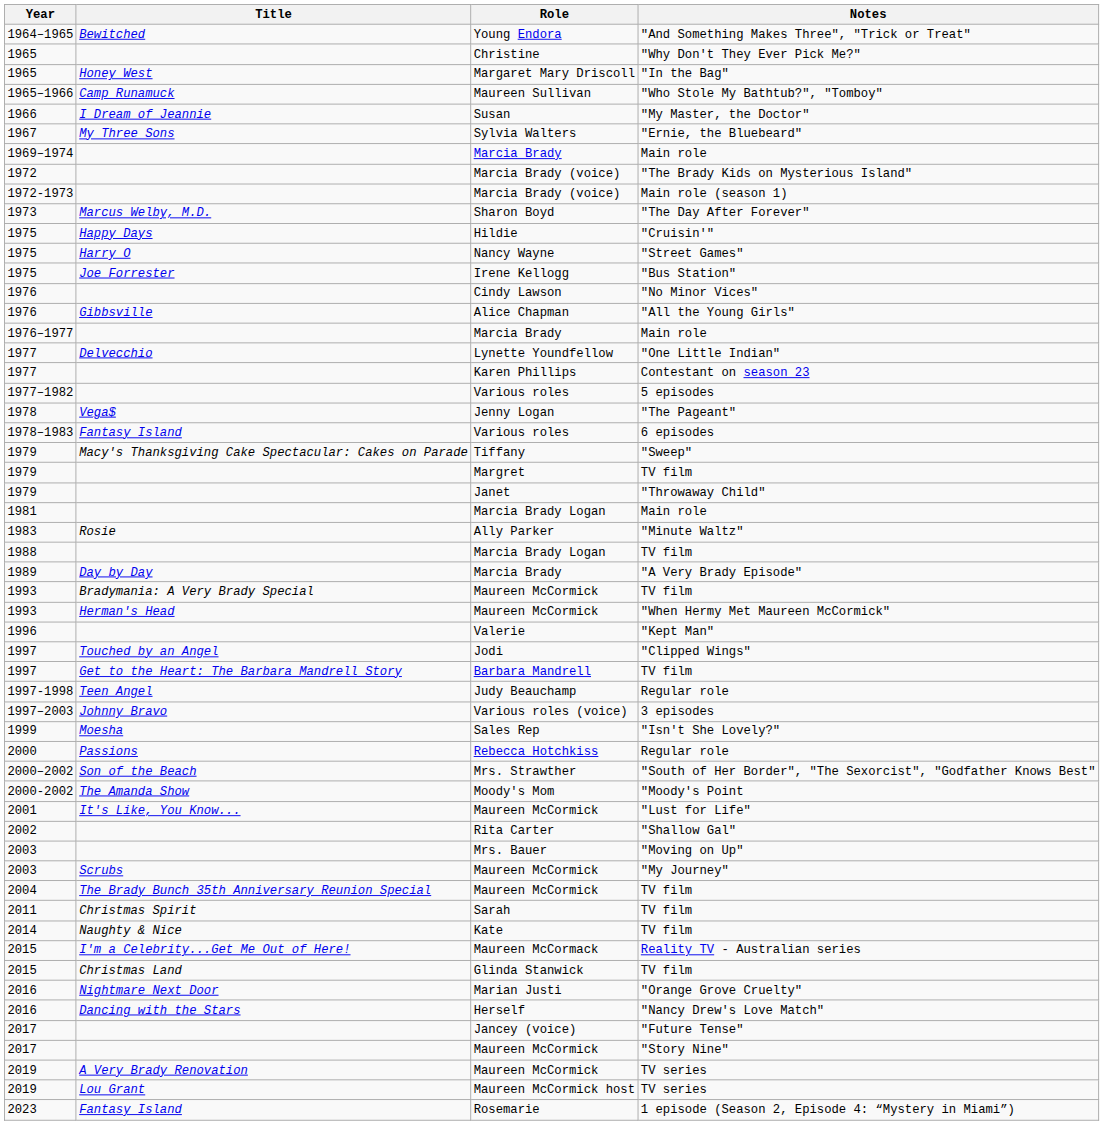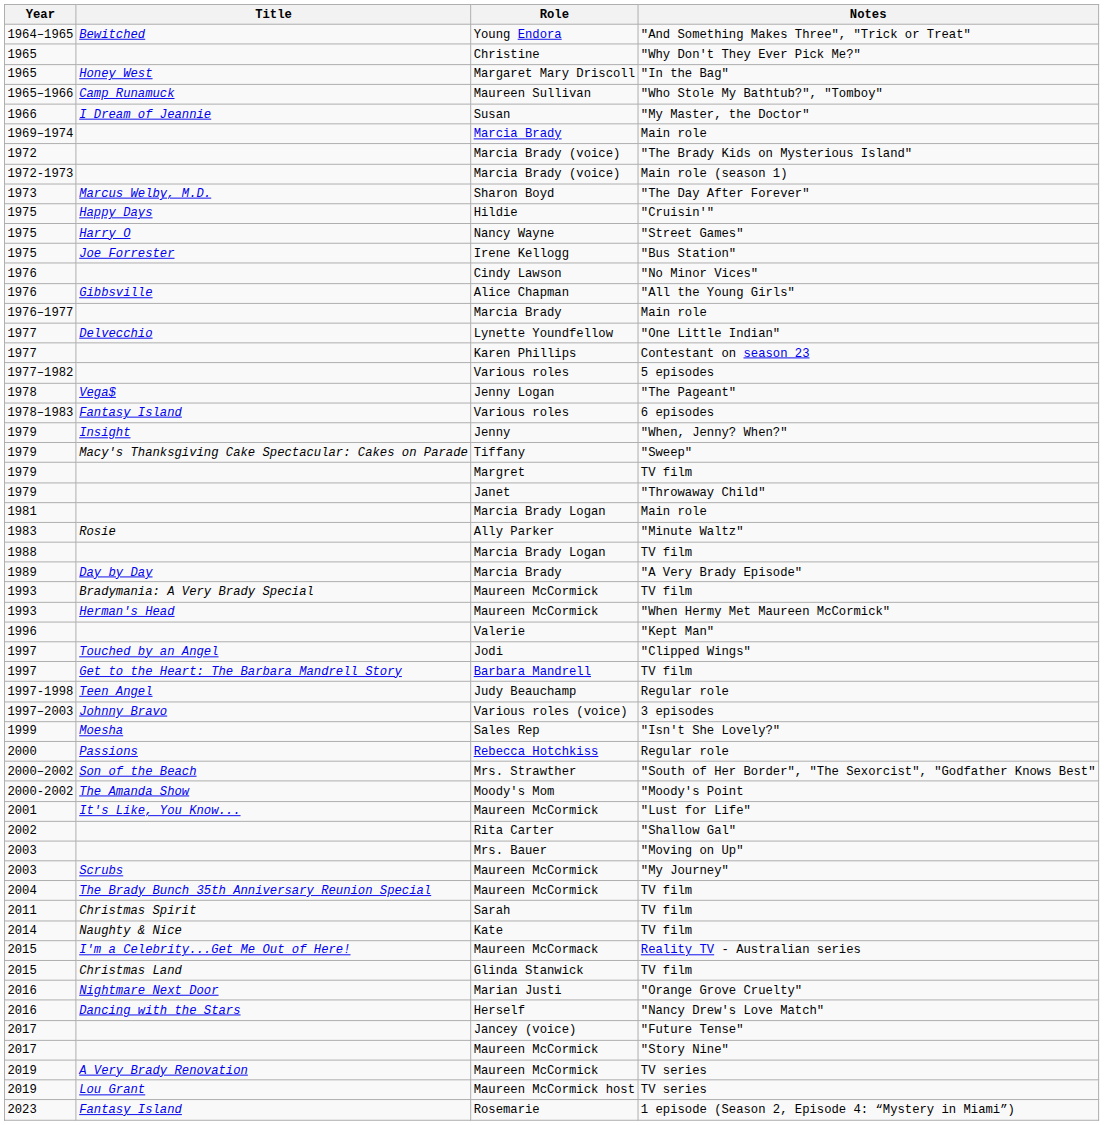- row: (22, 134)
+ row: (22, 433)
